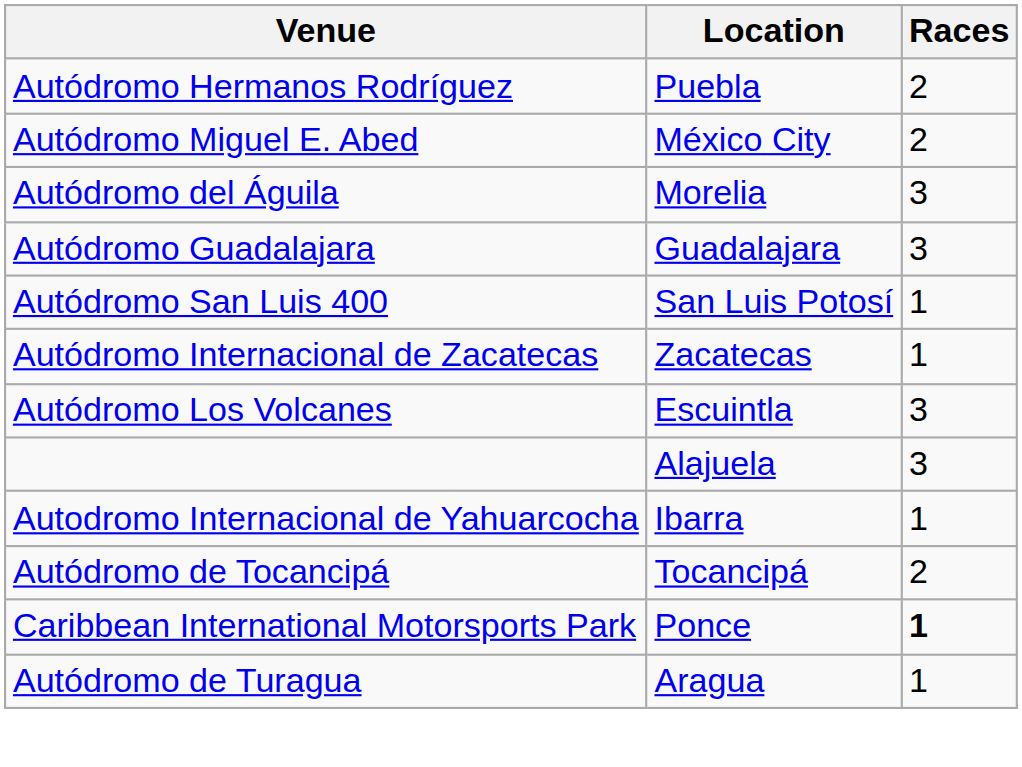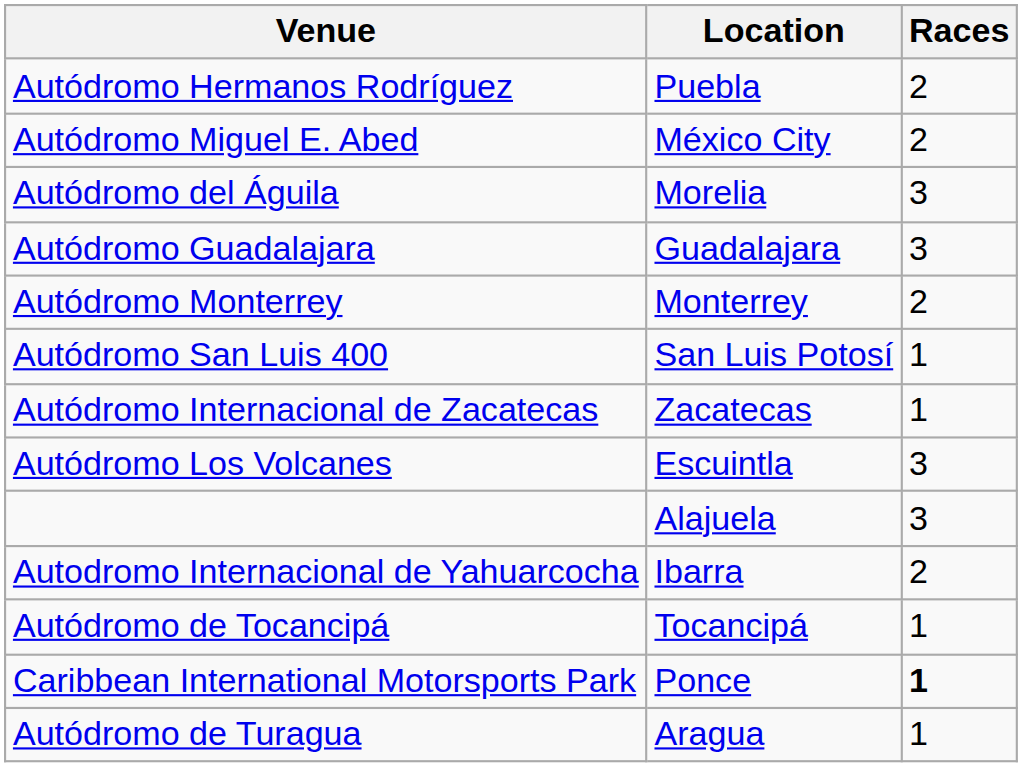+ row: (178, 301)
(918, 517) 1 -> (918, 572) 2
(918, 572) 2 -> (918, 626) 1
